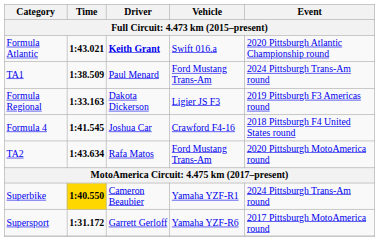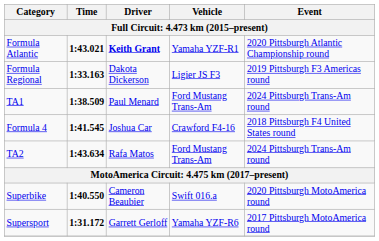(194, 48) Swift 016.a -> (205, 48) Yamaha YZF-R1
rows swapped: (24, 101) <-> (15, 75)
(306, 154) 2020 Pittsburgh MotoAmerica round -> (299, 154) 2024 Pittsburgh Trans-Am round
(87, 196) gold background -> (87, 196) no background
(205, 196) Yamaha YZF-R1 -> (194, 196) Swift 016.a
(299, 196) 2024 Pittsburgh Trans-Am round -> (306, 196) 2020 Pittsburgh MotoAmerica round
